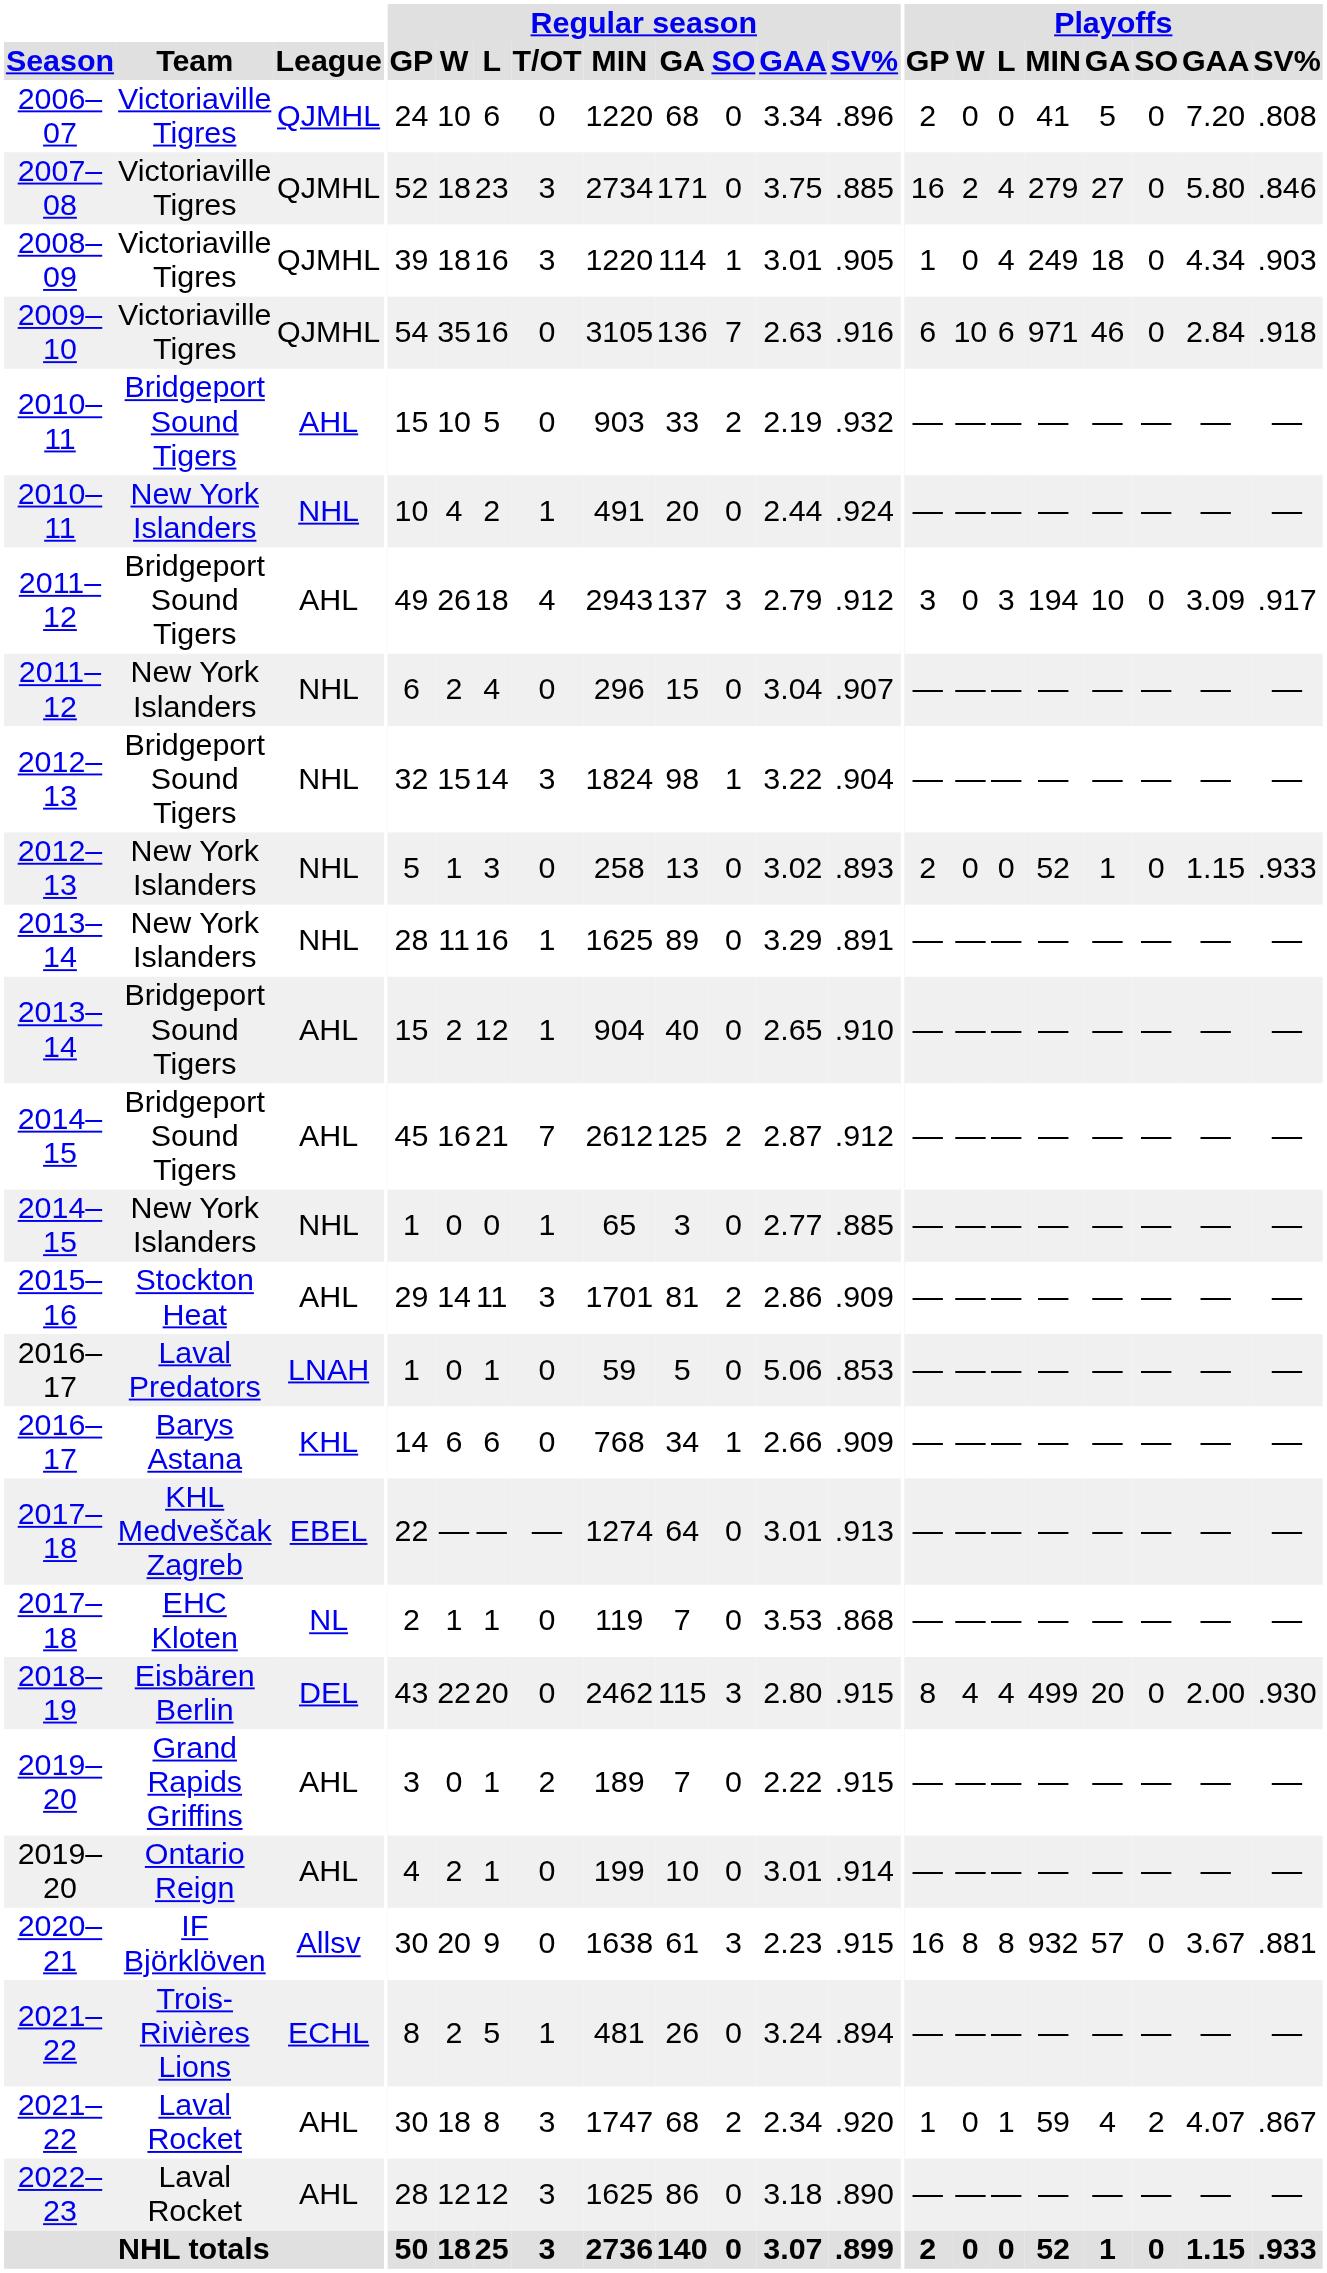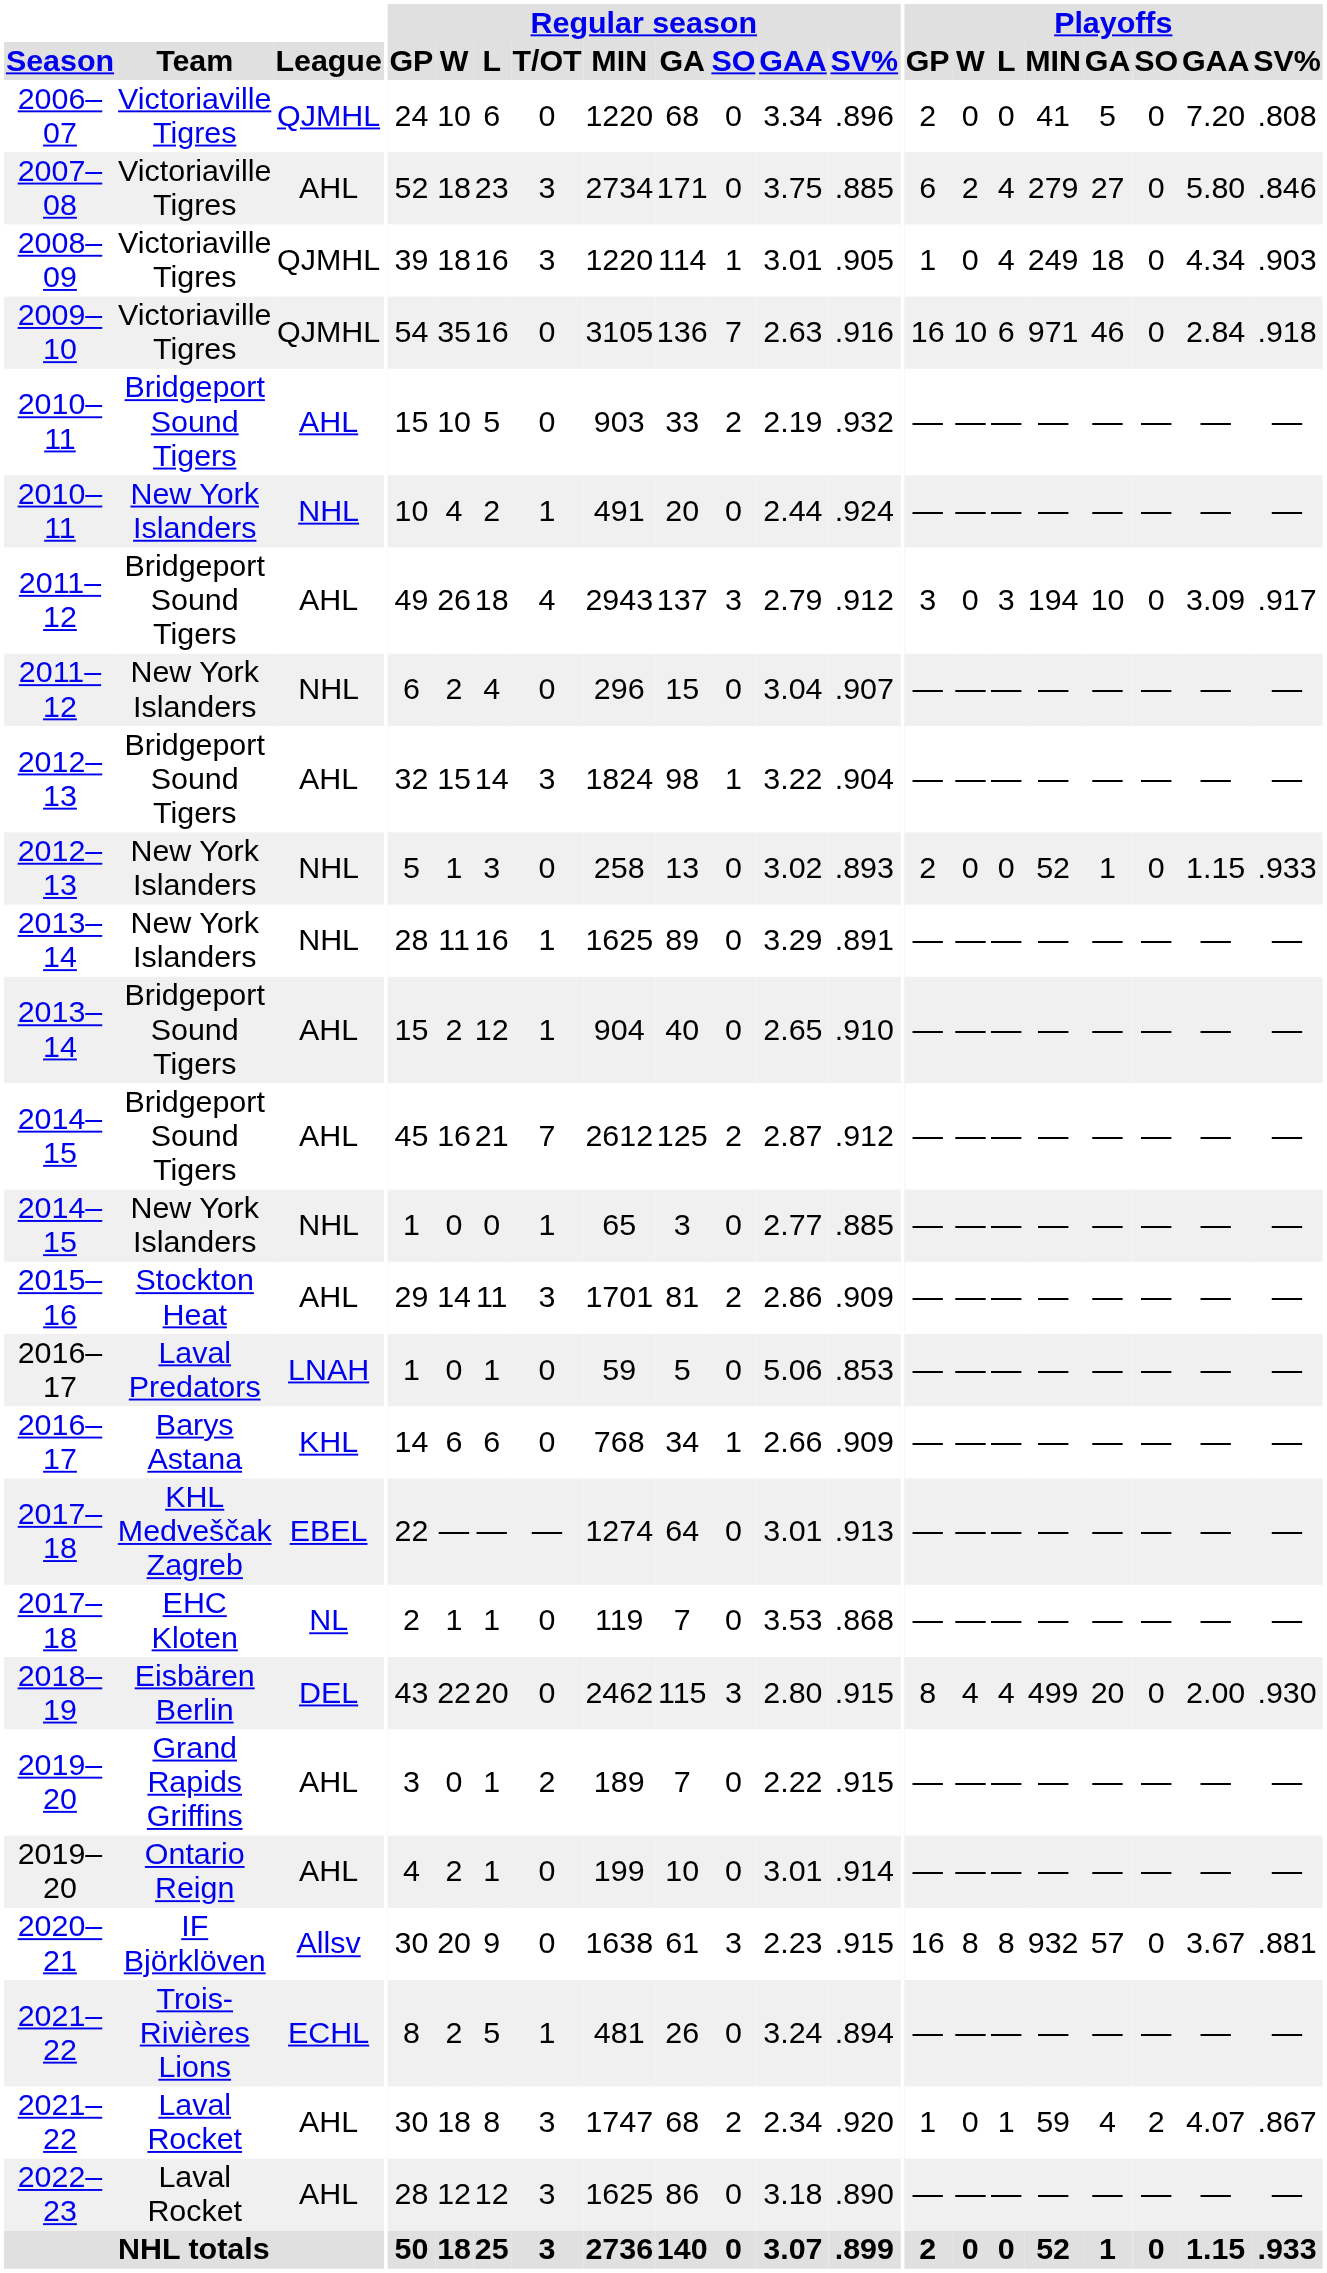(329, 187) QJMHL -> (329, 187) AHL
(928, 187) 16 -> (928, 187) 6
(928, 332) 6 -> (928, 332) 16
(329, 778) NHL -> (329, 778) AHL
